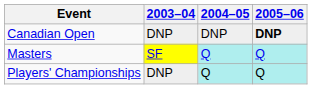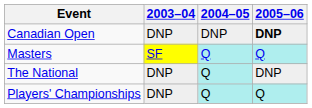+ row: (43, 73)
